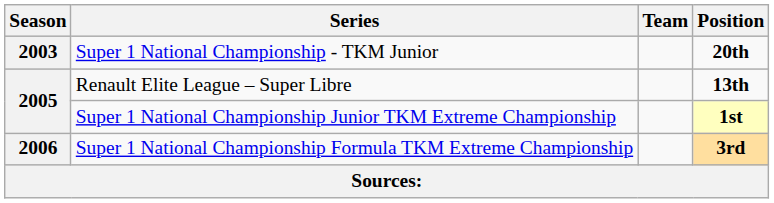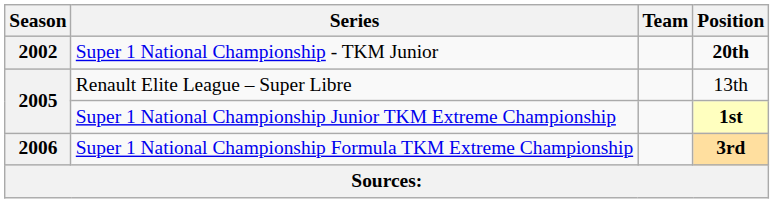(38, 52) 2003 -> (38, 52) 2002
(731, 84) bold -> (731, 84) normal
